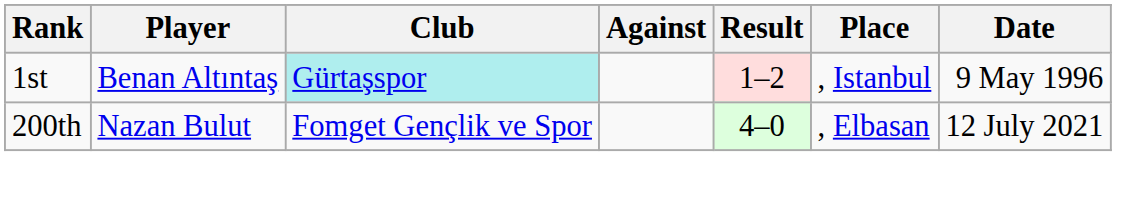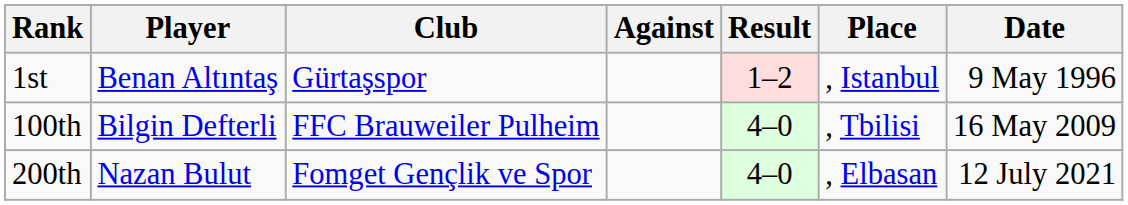(359, 77) paleturquoise background -> (359, 77) no background
+ row: (47, 125)
